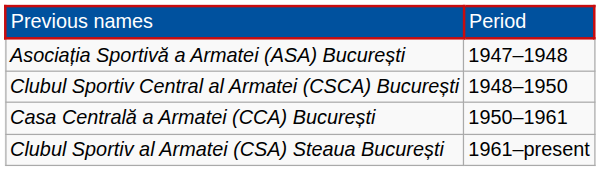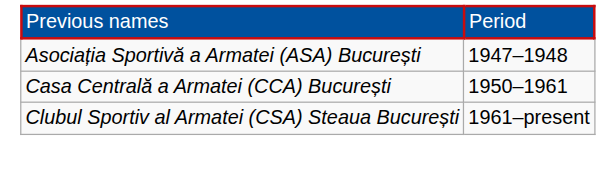- row: (235, 86)
